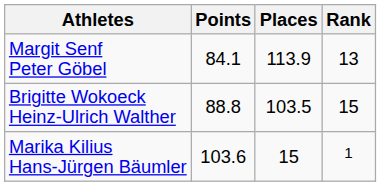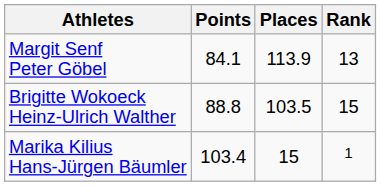(223, 157) 103.6 -> (223, 157) 103.4
